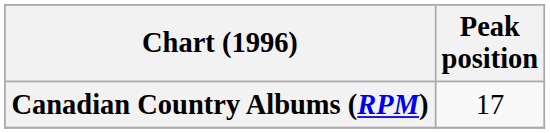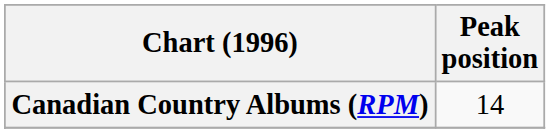(490, 104) 17 -> (490, 104) 14
